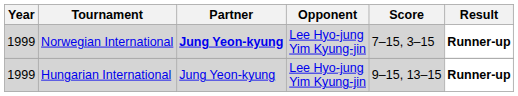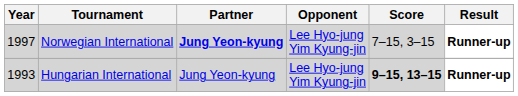(21, 41) 1999 -> (21, 41) 1997
(21, 75) 1999 -> (21, 75) 1993
(407, 75) normal -> (407, 75) bold
